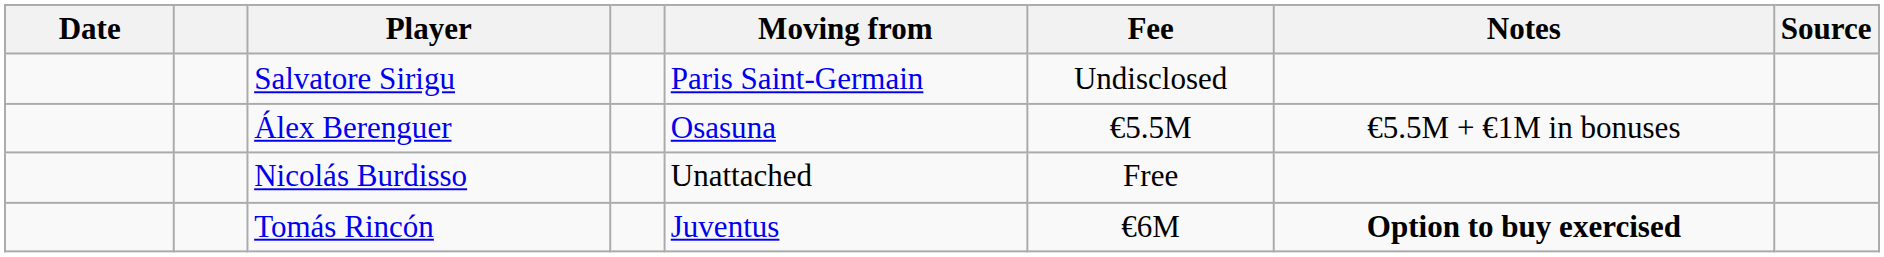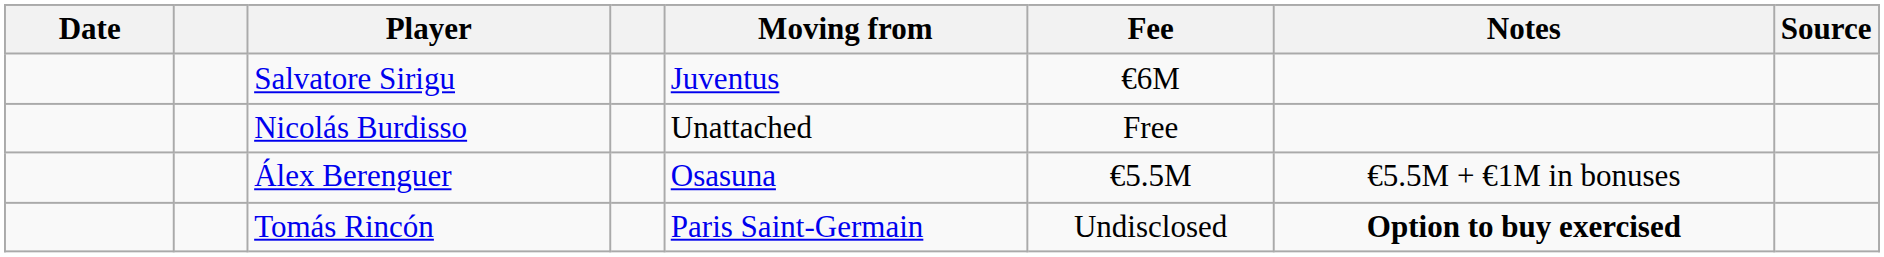(797, 78) Paris Saint-Germain -> (725, 78) Juventus
(1151, 78) Undisclosed -> (1151, 78) €6M
rows swapped: (353, 127) <-> (361, 176)
(725, 226) Juventus -> (797, 226) Paris Saint-Germain
(1151, 226) €6M -> (1151, 226) Undisclosed
